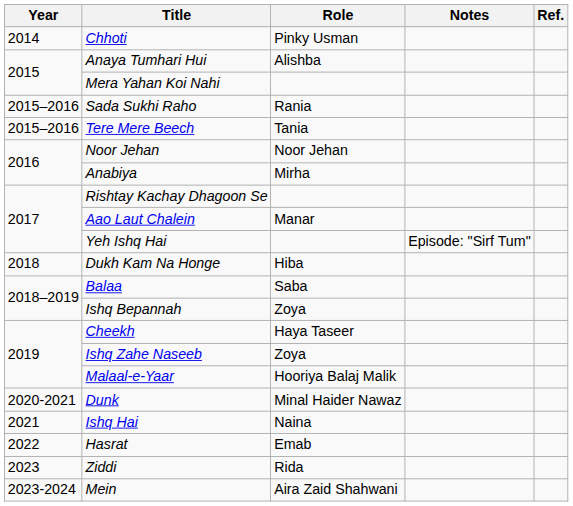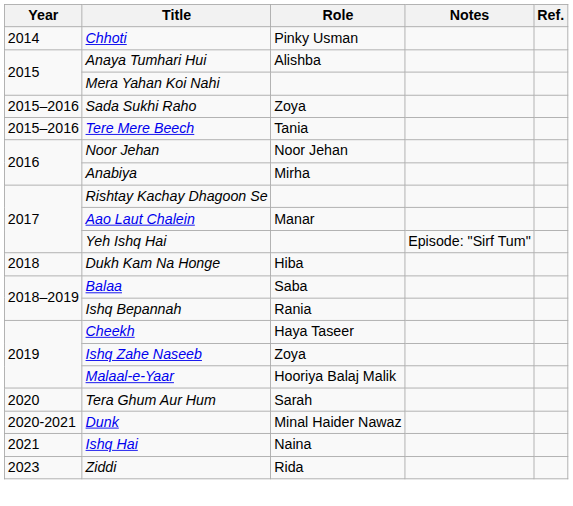(293, 106) Rania -> (290, 106) Zoya
(290, 309) Zoya -> (293, 309) Rania
+ row: (151, 399)
- row: (107, 444)
- row: (101, 490)
